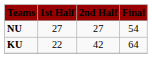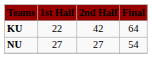rows swapped: (15, 45) <-> (14, 29)
